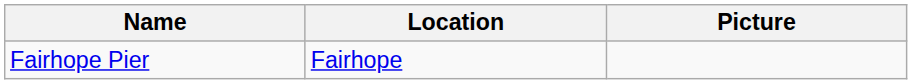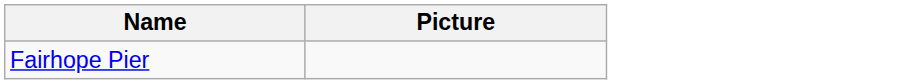- column: (456, 22)
